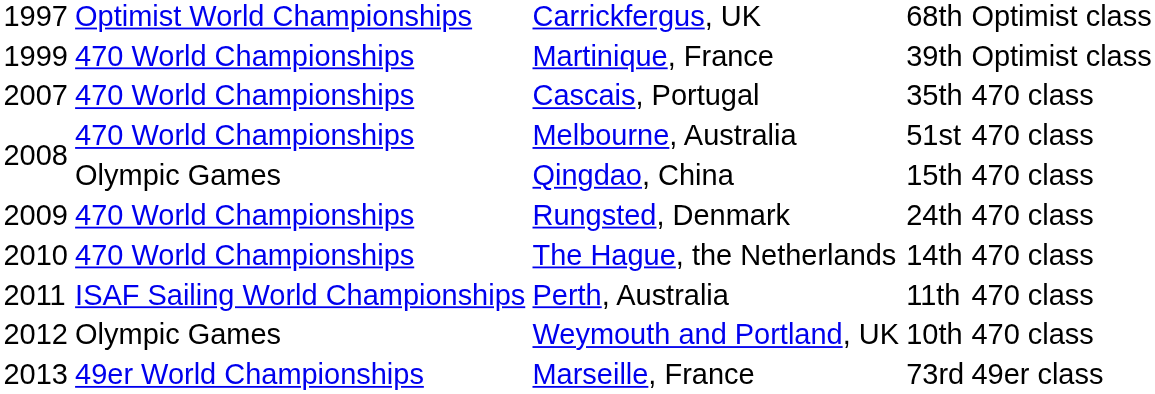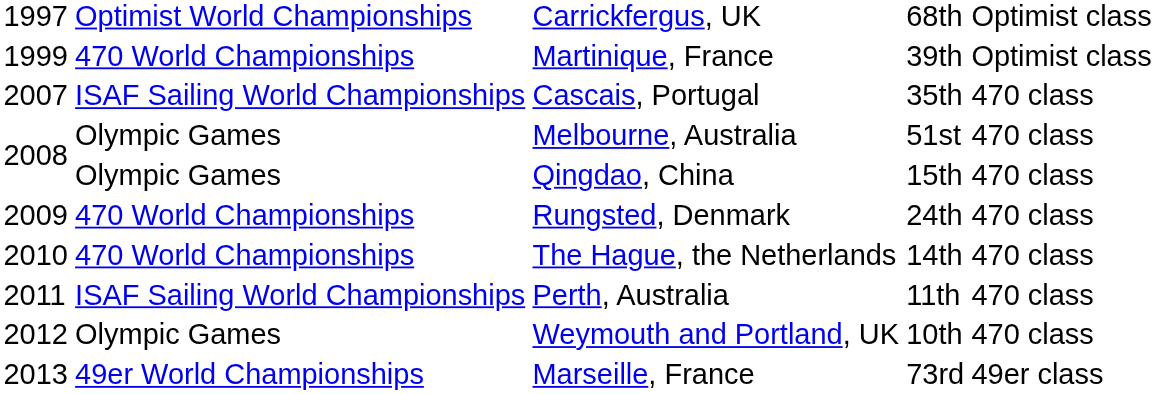(245, 95) 470 World Championships -> (300, 95) ISAF Sailing World Championships
(245, 135) 470 World Championships -> (178, 135) Olympic Games
